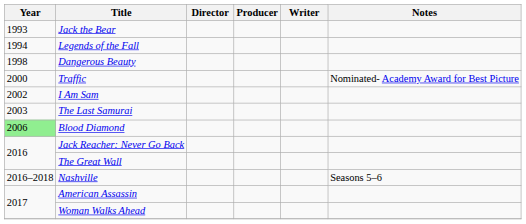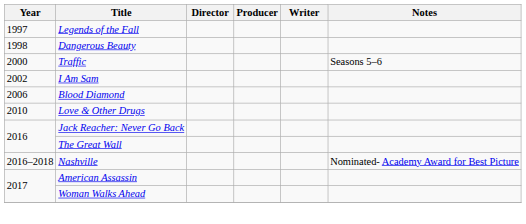- row: (87, 29)
(17, 45) 1994 -> (17, 29) 1997
(425, 78) Nominated- Academy Award for Best Picture -> (356, 62) Seasons 5–6
- row: (95, 111)
(17, 128) lightgreen background -> (17, 95) no background
+ row: (102, 111)
(356, 177) Seasons 5–6 -> (425, 161) Nominated- Academy Award for Best Picture
